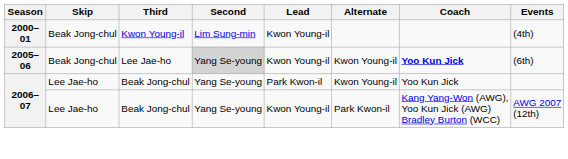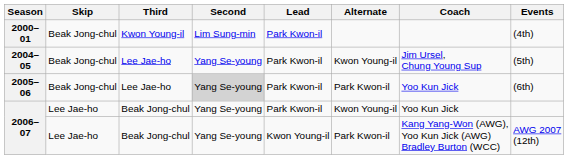(298, 33) Kwon Young-il -> (294, 33) Park Kwon-il
+ row: (25, 60)
(298, 60) Kwon Young-il -> (294, 87) Park Kwon-il
(365, 60) Kwon Young-il -> (362, 87) Park Kwon-il
(432, 60) bold -> (430, 87) normal
